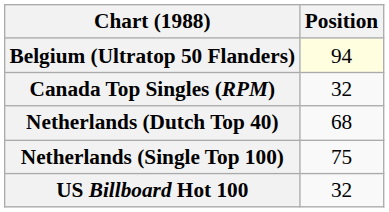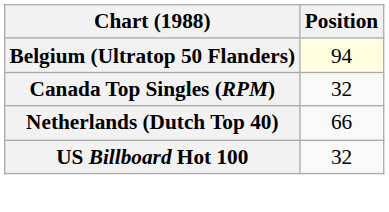(342, 122) 68 -> (342, 122) 66
- row: (152, 156)
